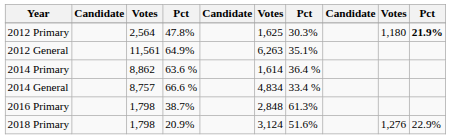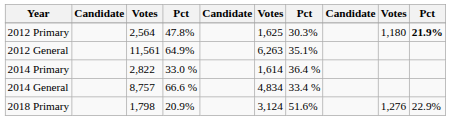(142, 69) 8,862 -> (142, 69) 2,822
(181, 69) 63.6 % -> (181, 69) 33.0 %
- row: (38, 106)
